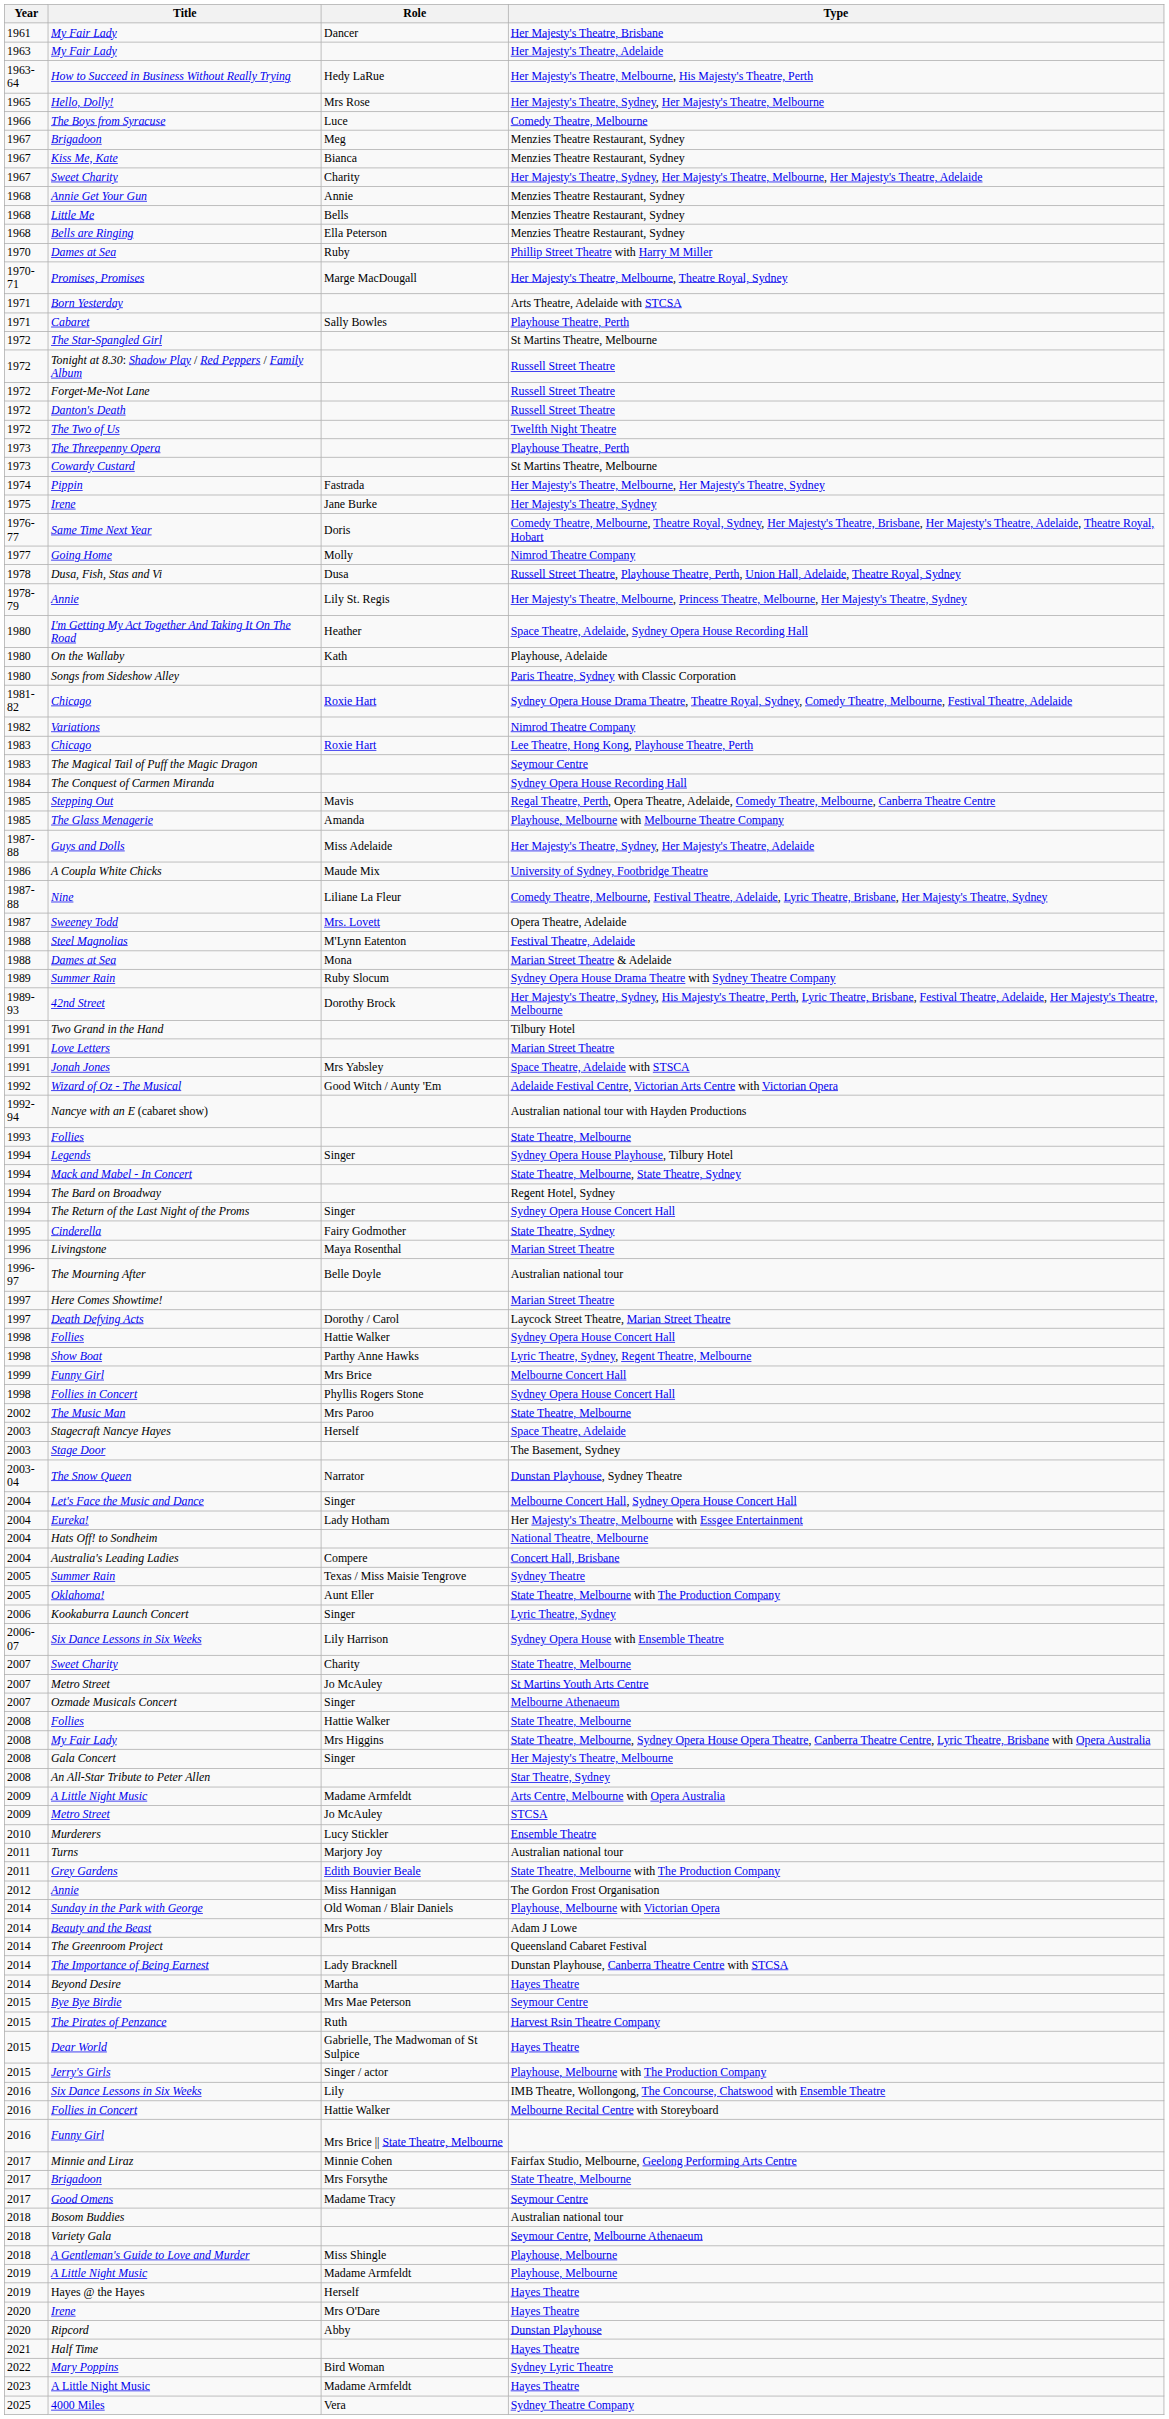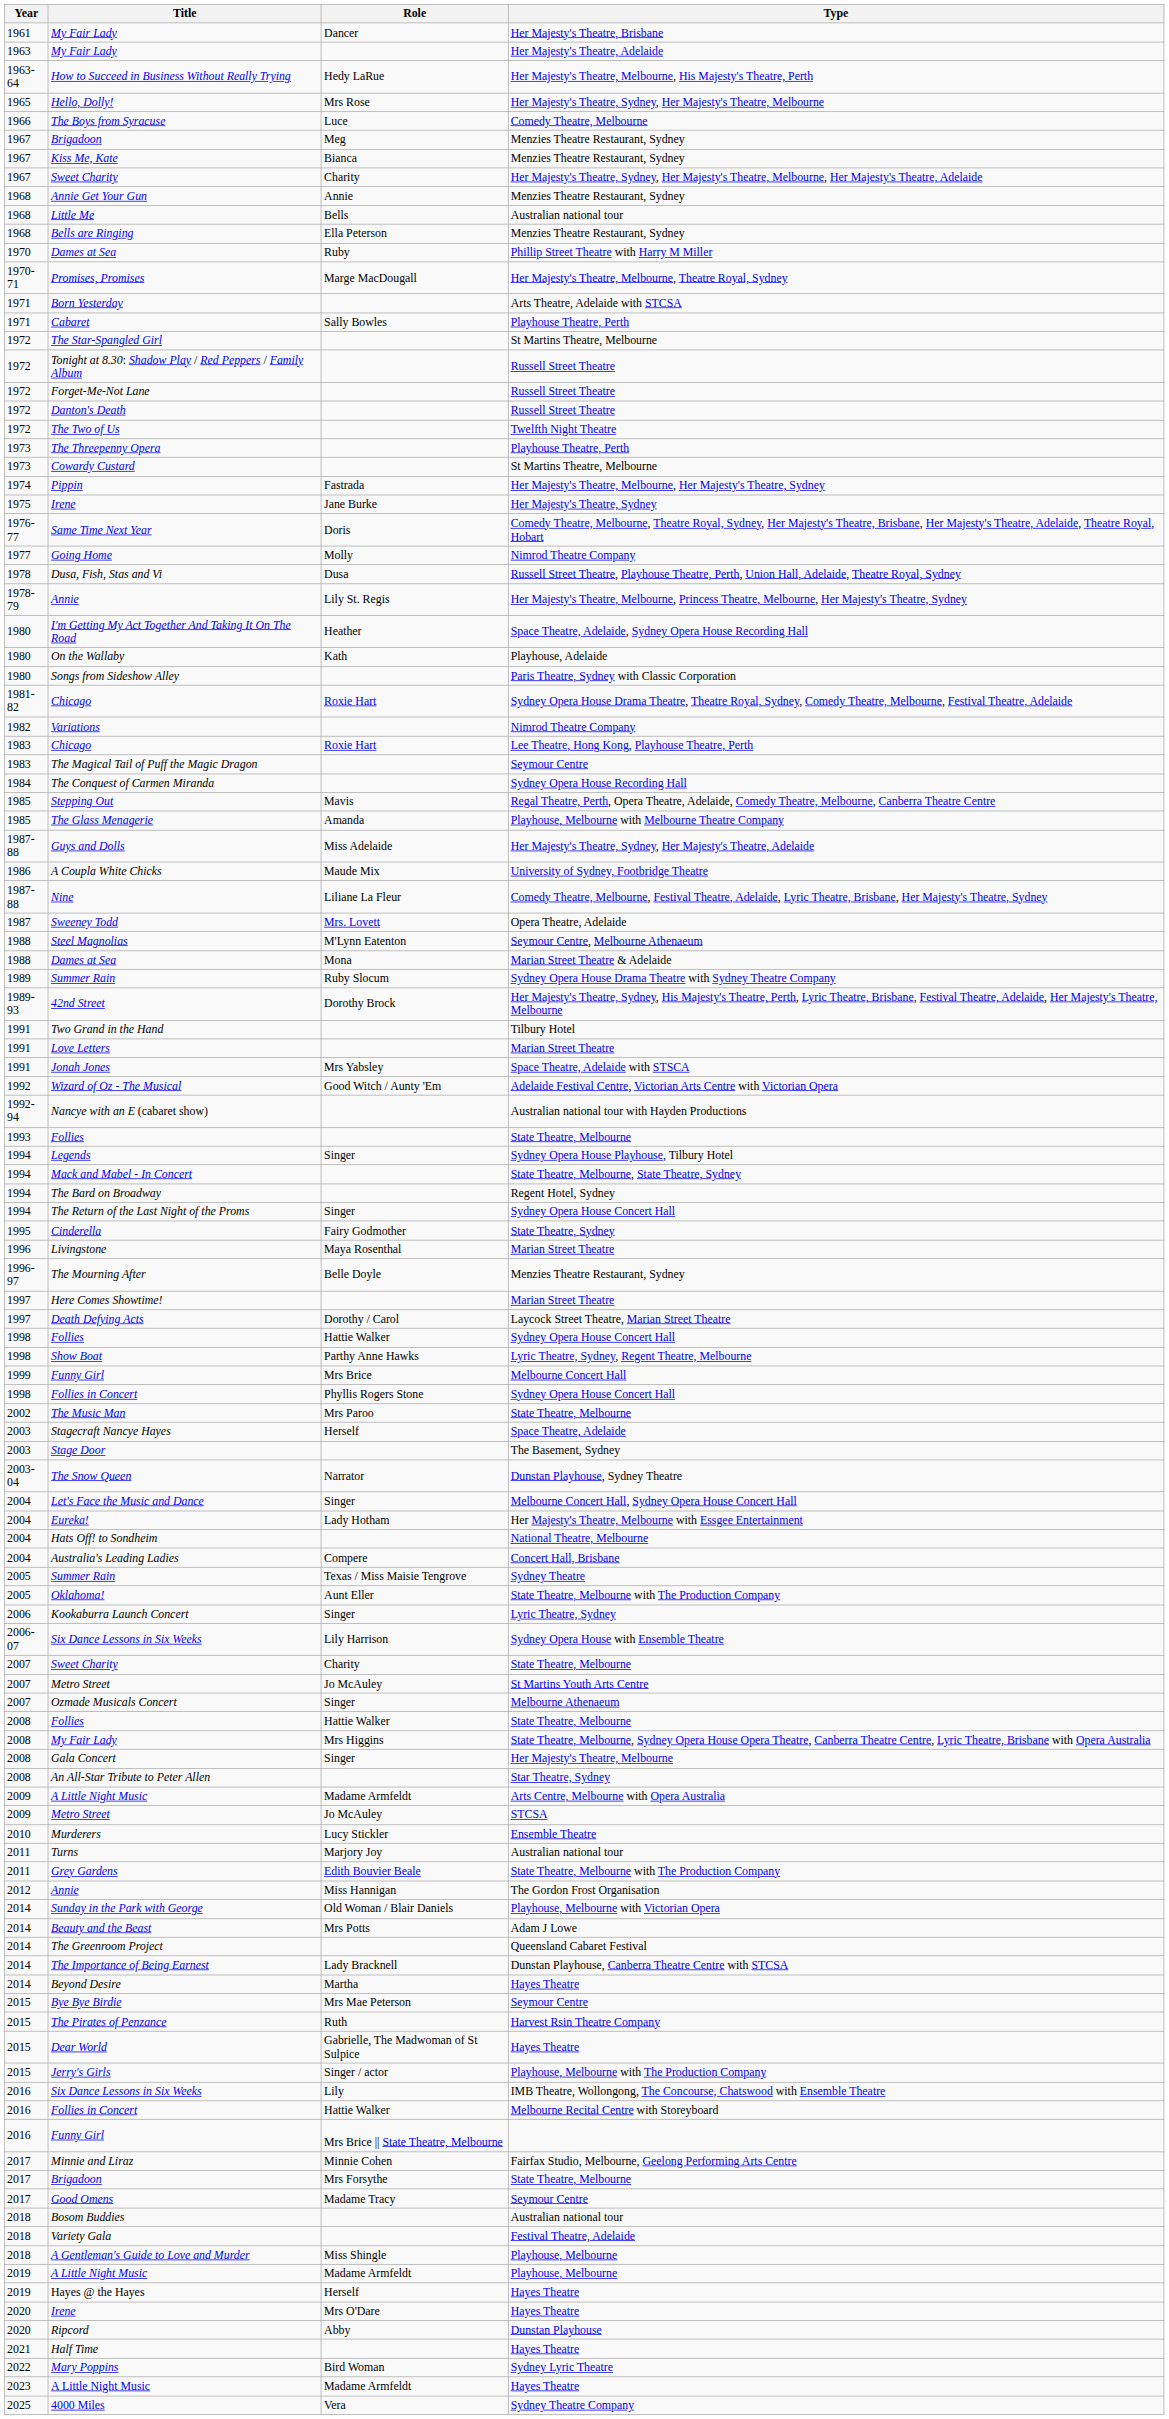(598, 214) Menzies Theatre Restaurant, Sydney -> (567, 214) Australian national tour
(573, 941) Festival Theatre, Adelaide -> (607, 941) Seymour Centre, Melbourne Athenaeum
(567, 1274) Australian national tour -> (598, 1274) Menzies Theatre Restaurant, Sydney
(607, 2236) Seymour Centre, Melbourne Athenaeum -> (573, 2236) Festival Theatre, Adelaide
